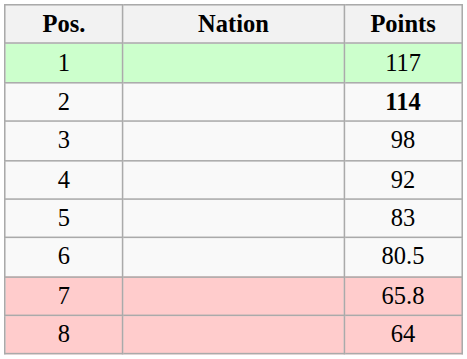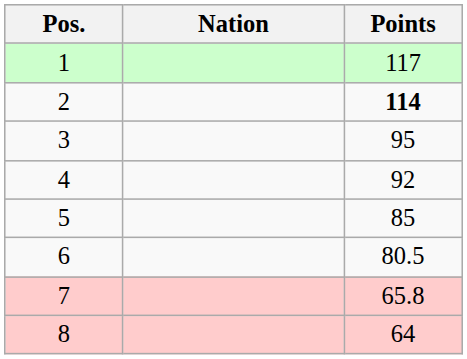(403, 140) 98 -> (403, 140) 95
(403, 218) 83 -> (403, 218) 85
